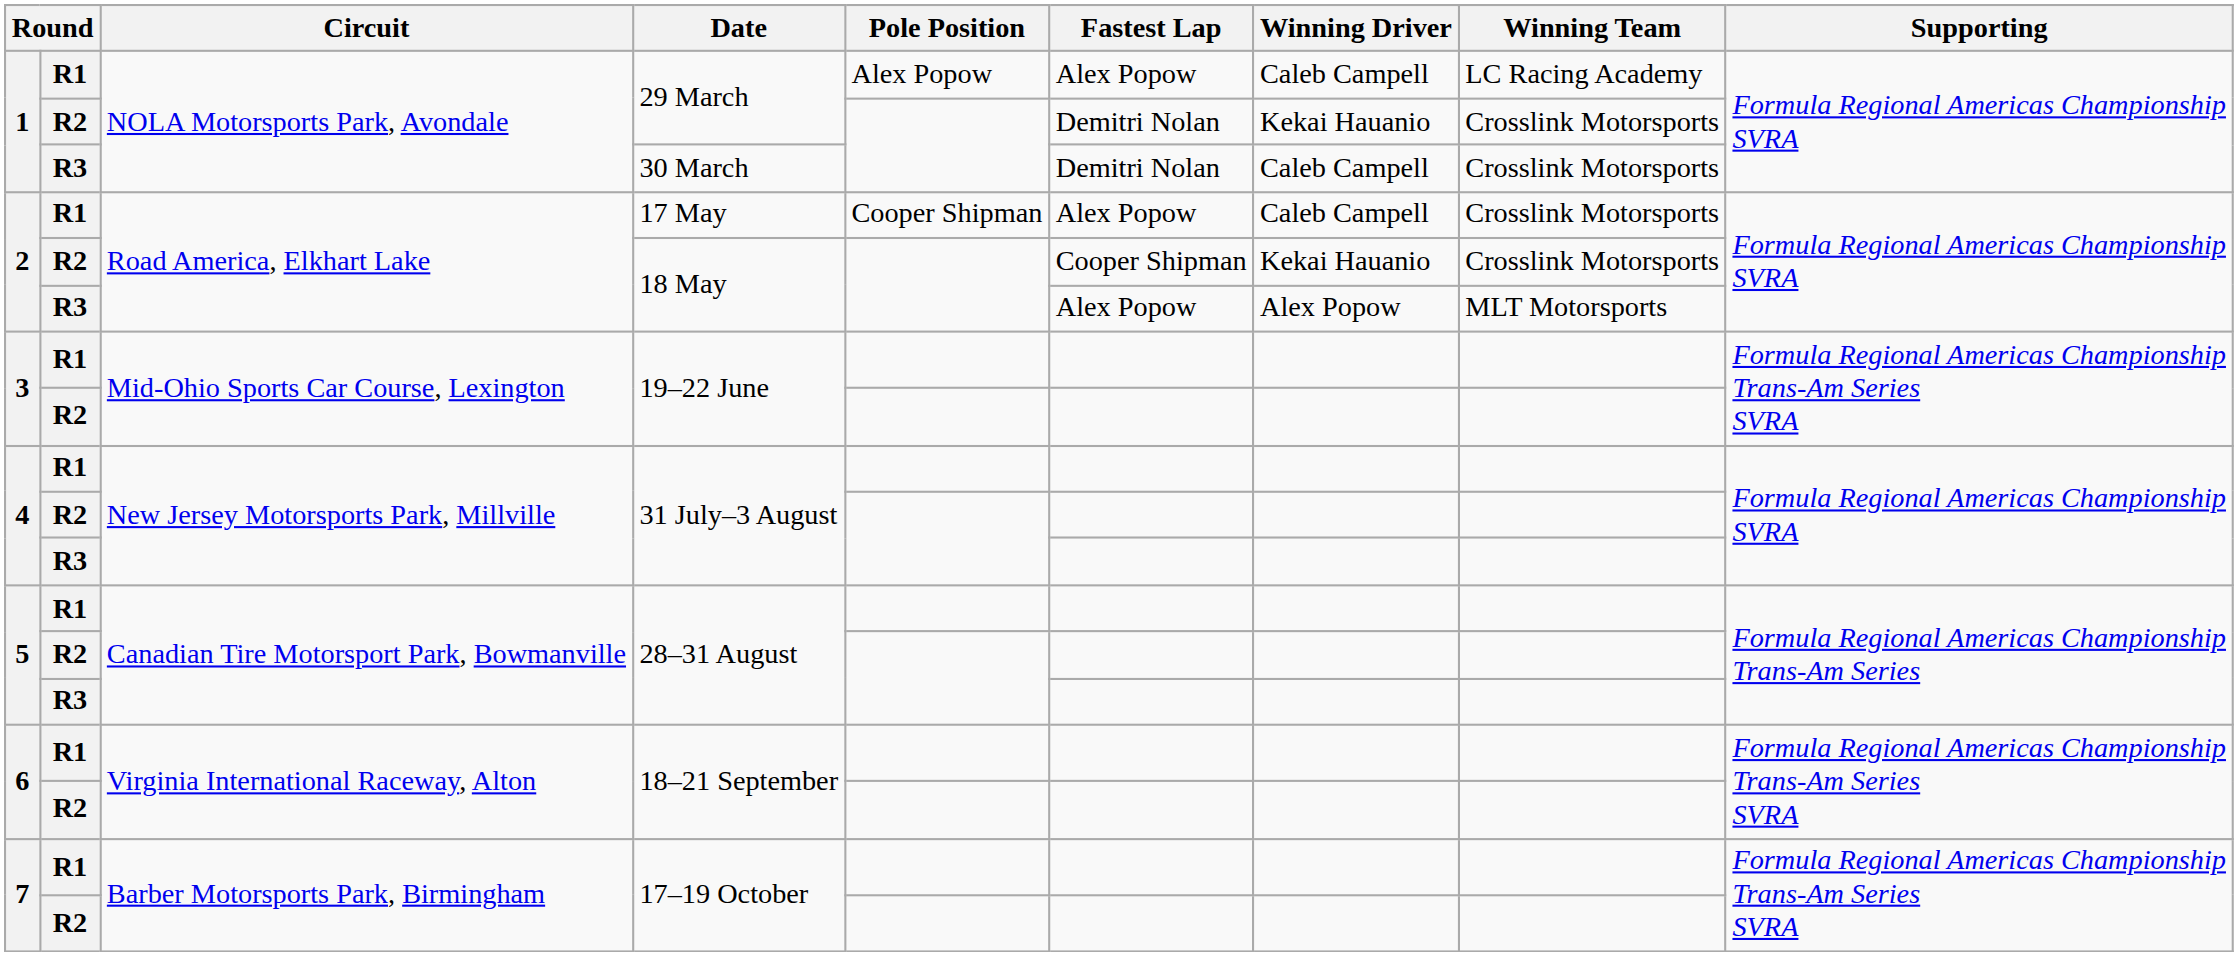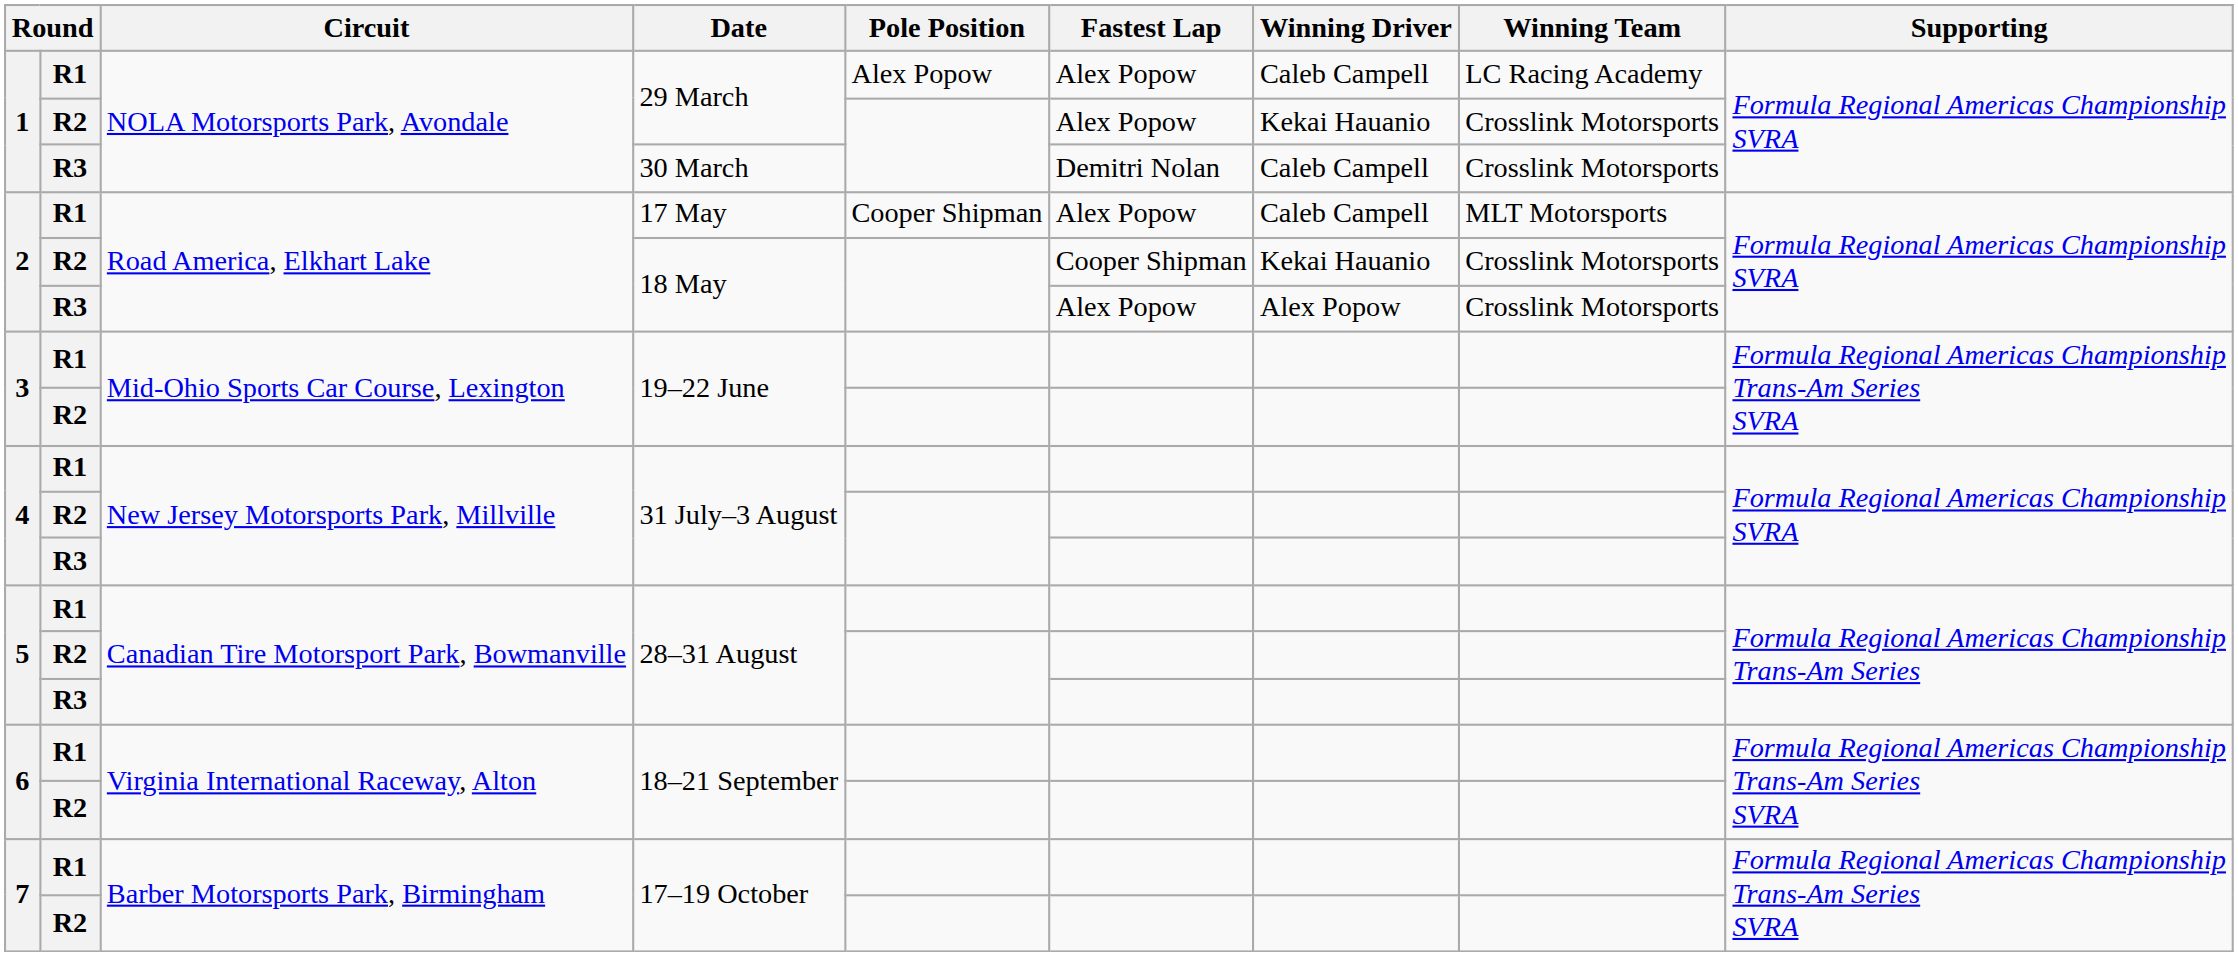(1138, 120) Demitri Nolan -> (1126, 120) Alex Popow
(1592, 214) Crosslink Motorsports -> (1566, 214) MLT Motorsports
(1566, 307) MLT Motorsports -> (1592, 307) Crosslink Motorsports
